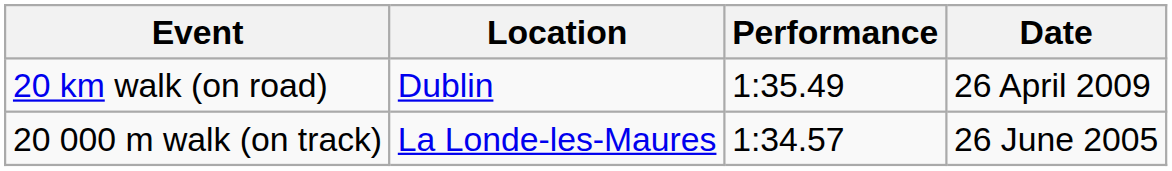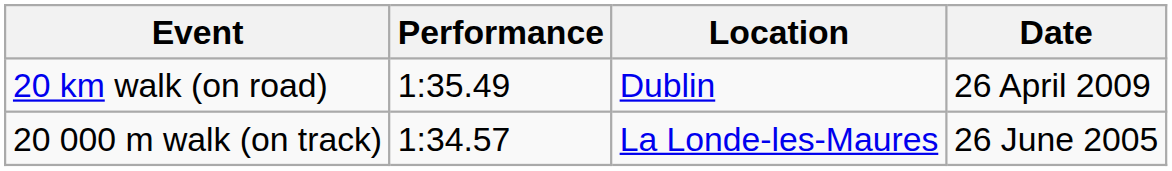columns swapped: (835, 32) <-> (557, 32)
